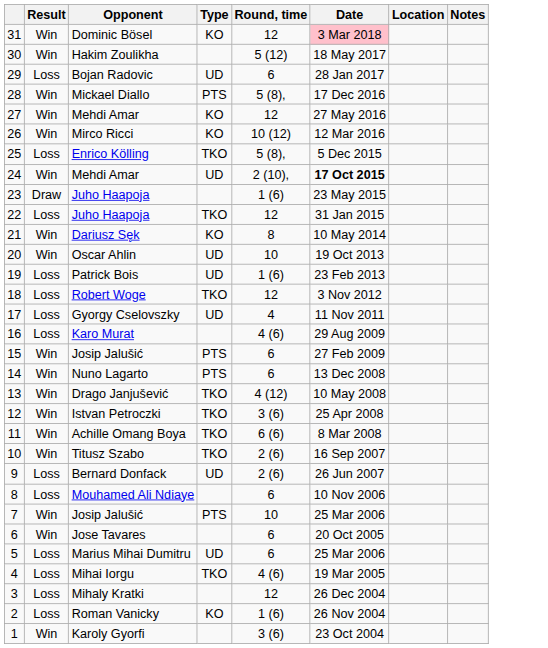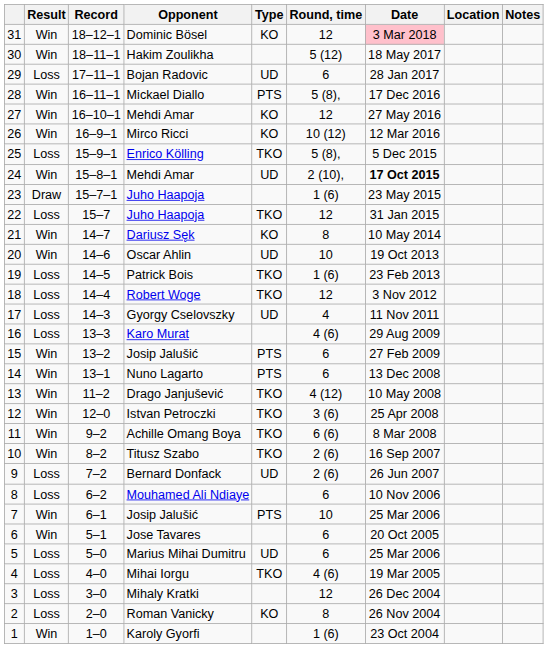+ column: (96, 15)
(214, 274) UD -> (269, 274) TKO
(271, 614) 1 (6) -> (326, 614) 8
(271, 634) 3 (6) -> (326, 634) 1 (6)
